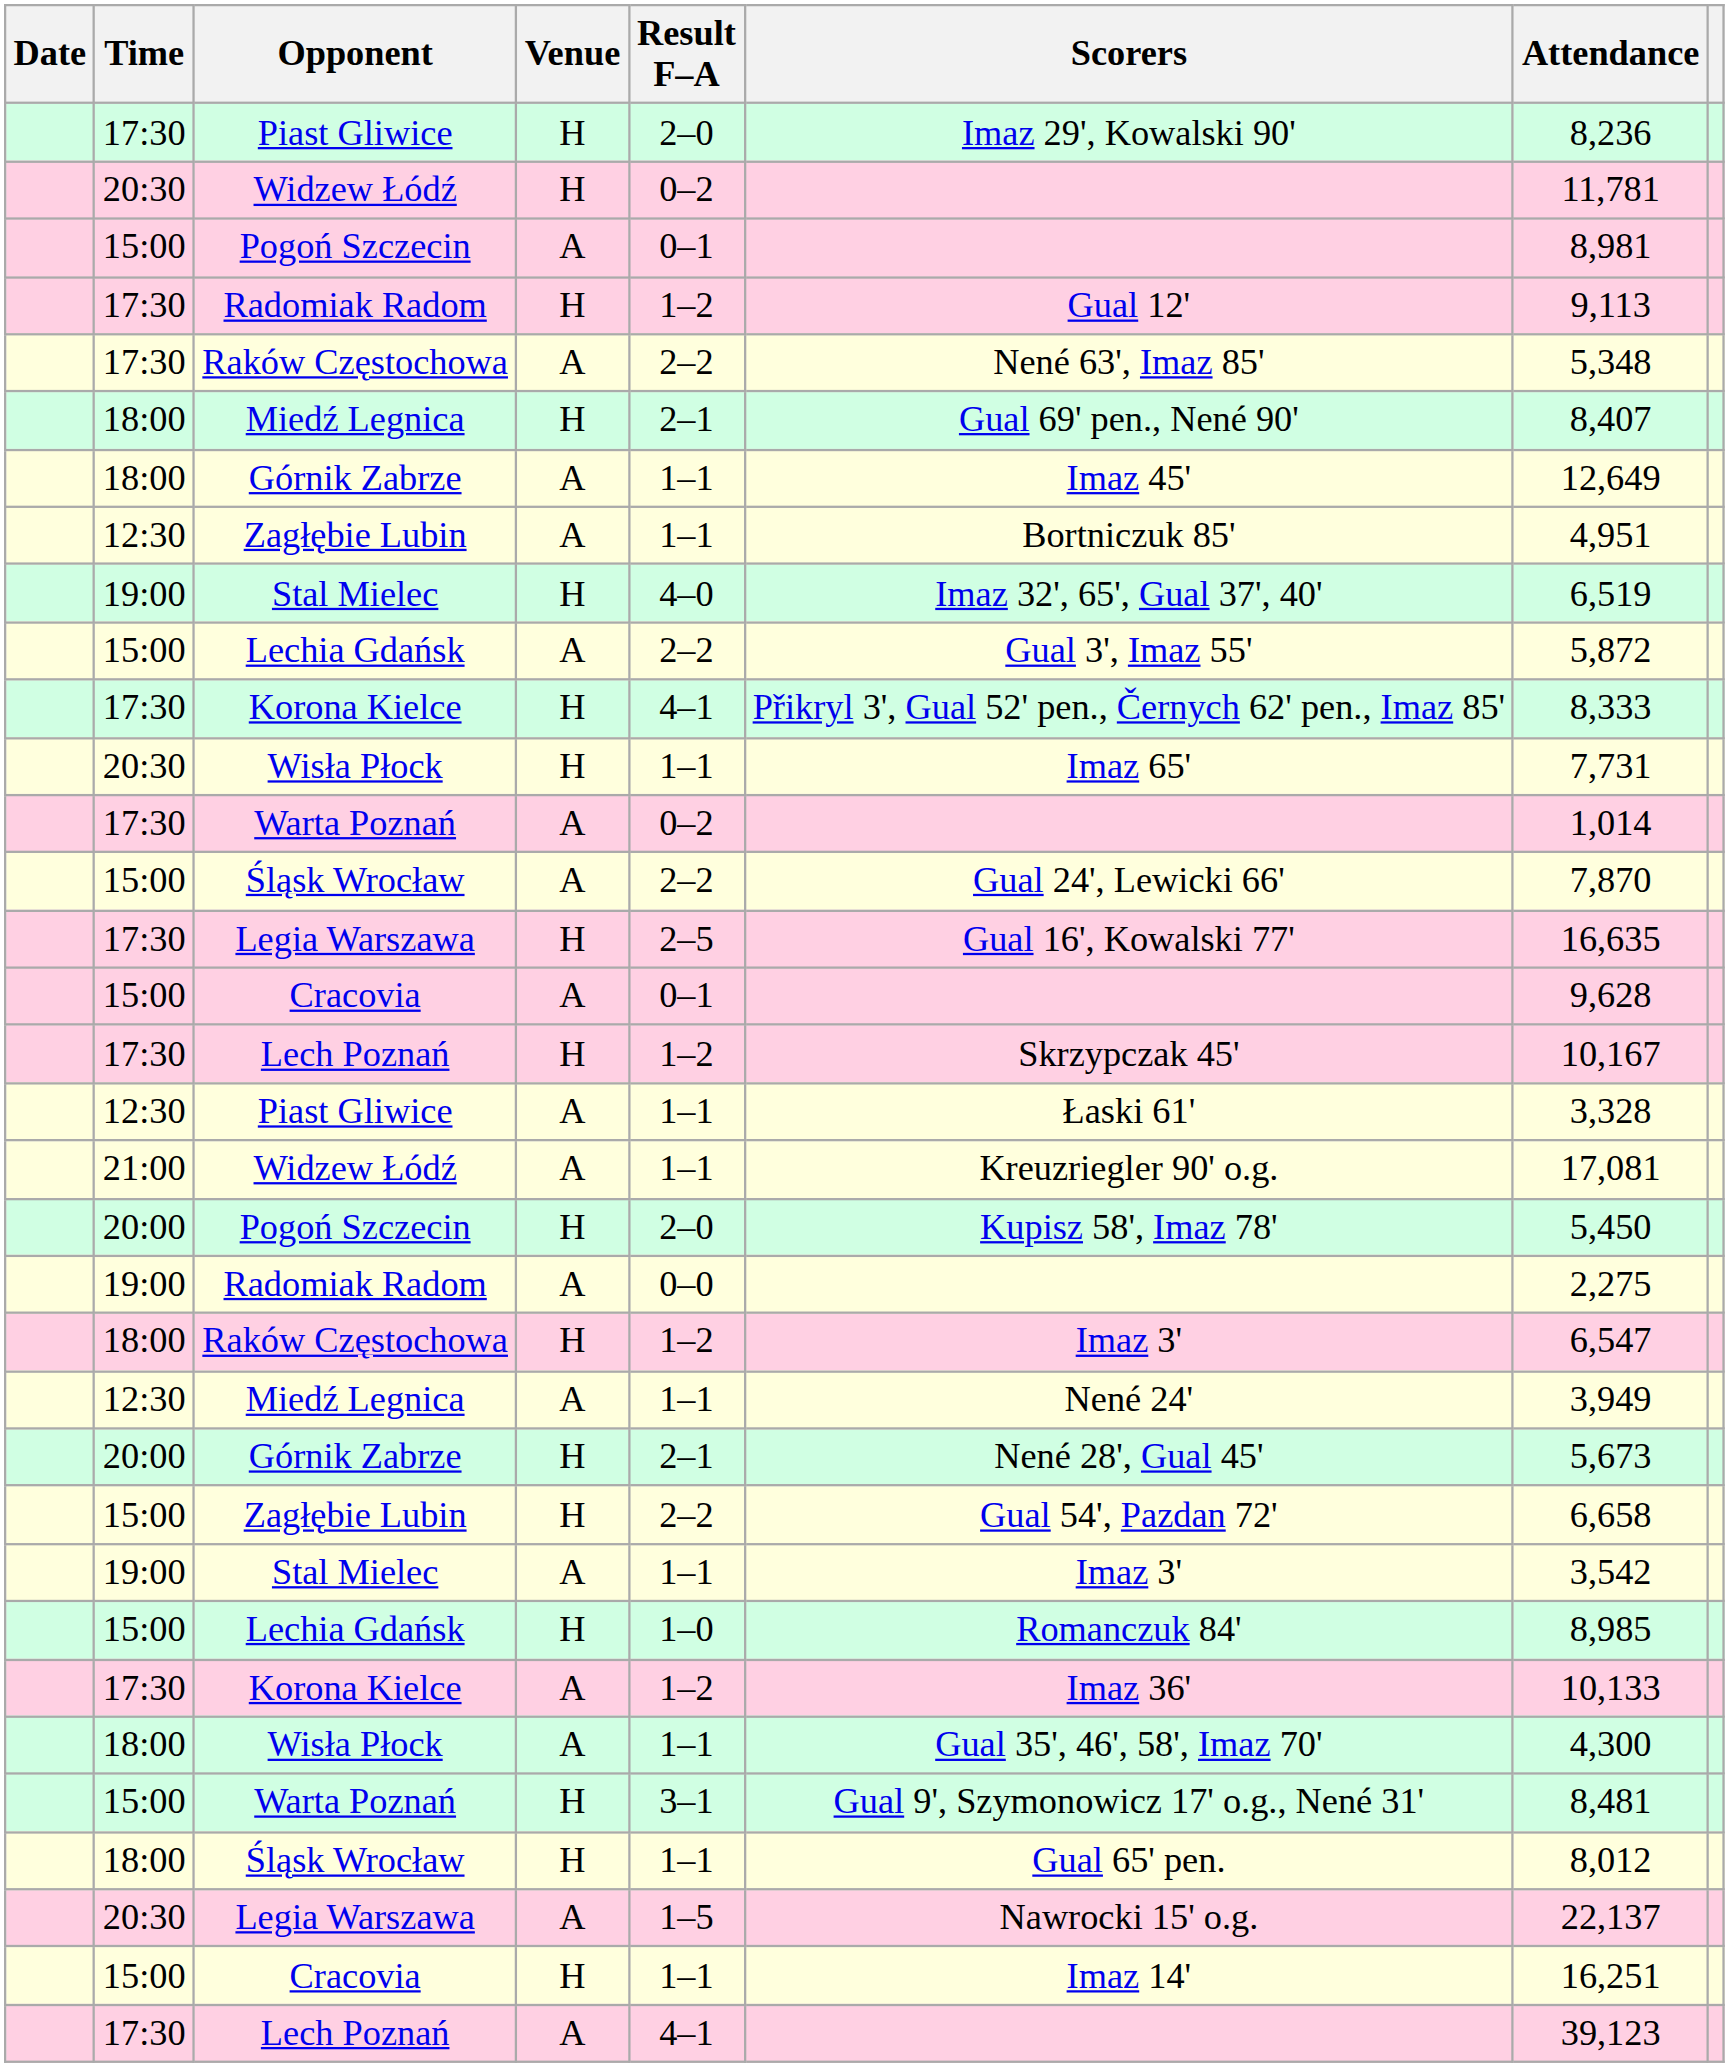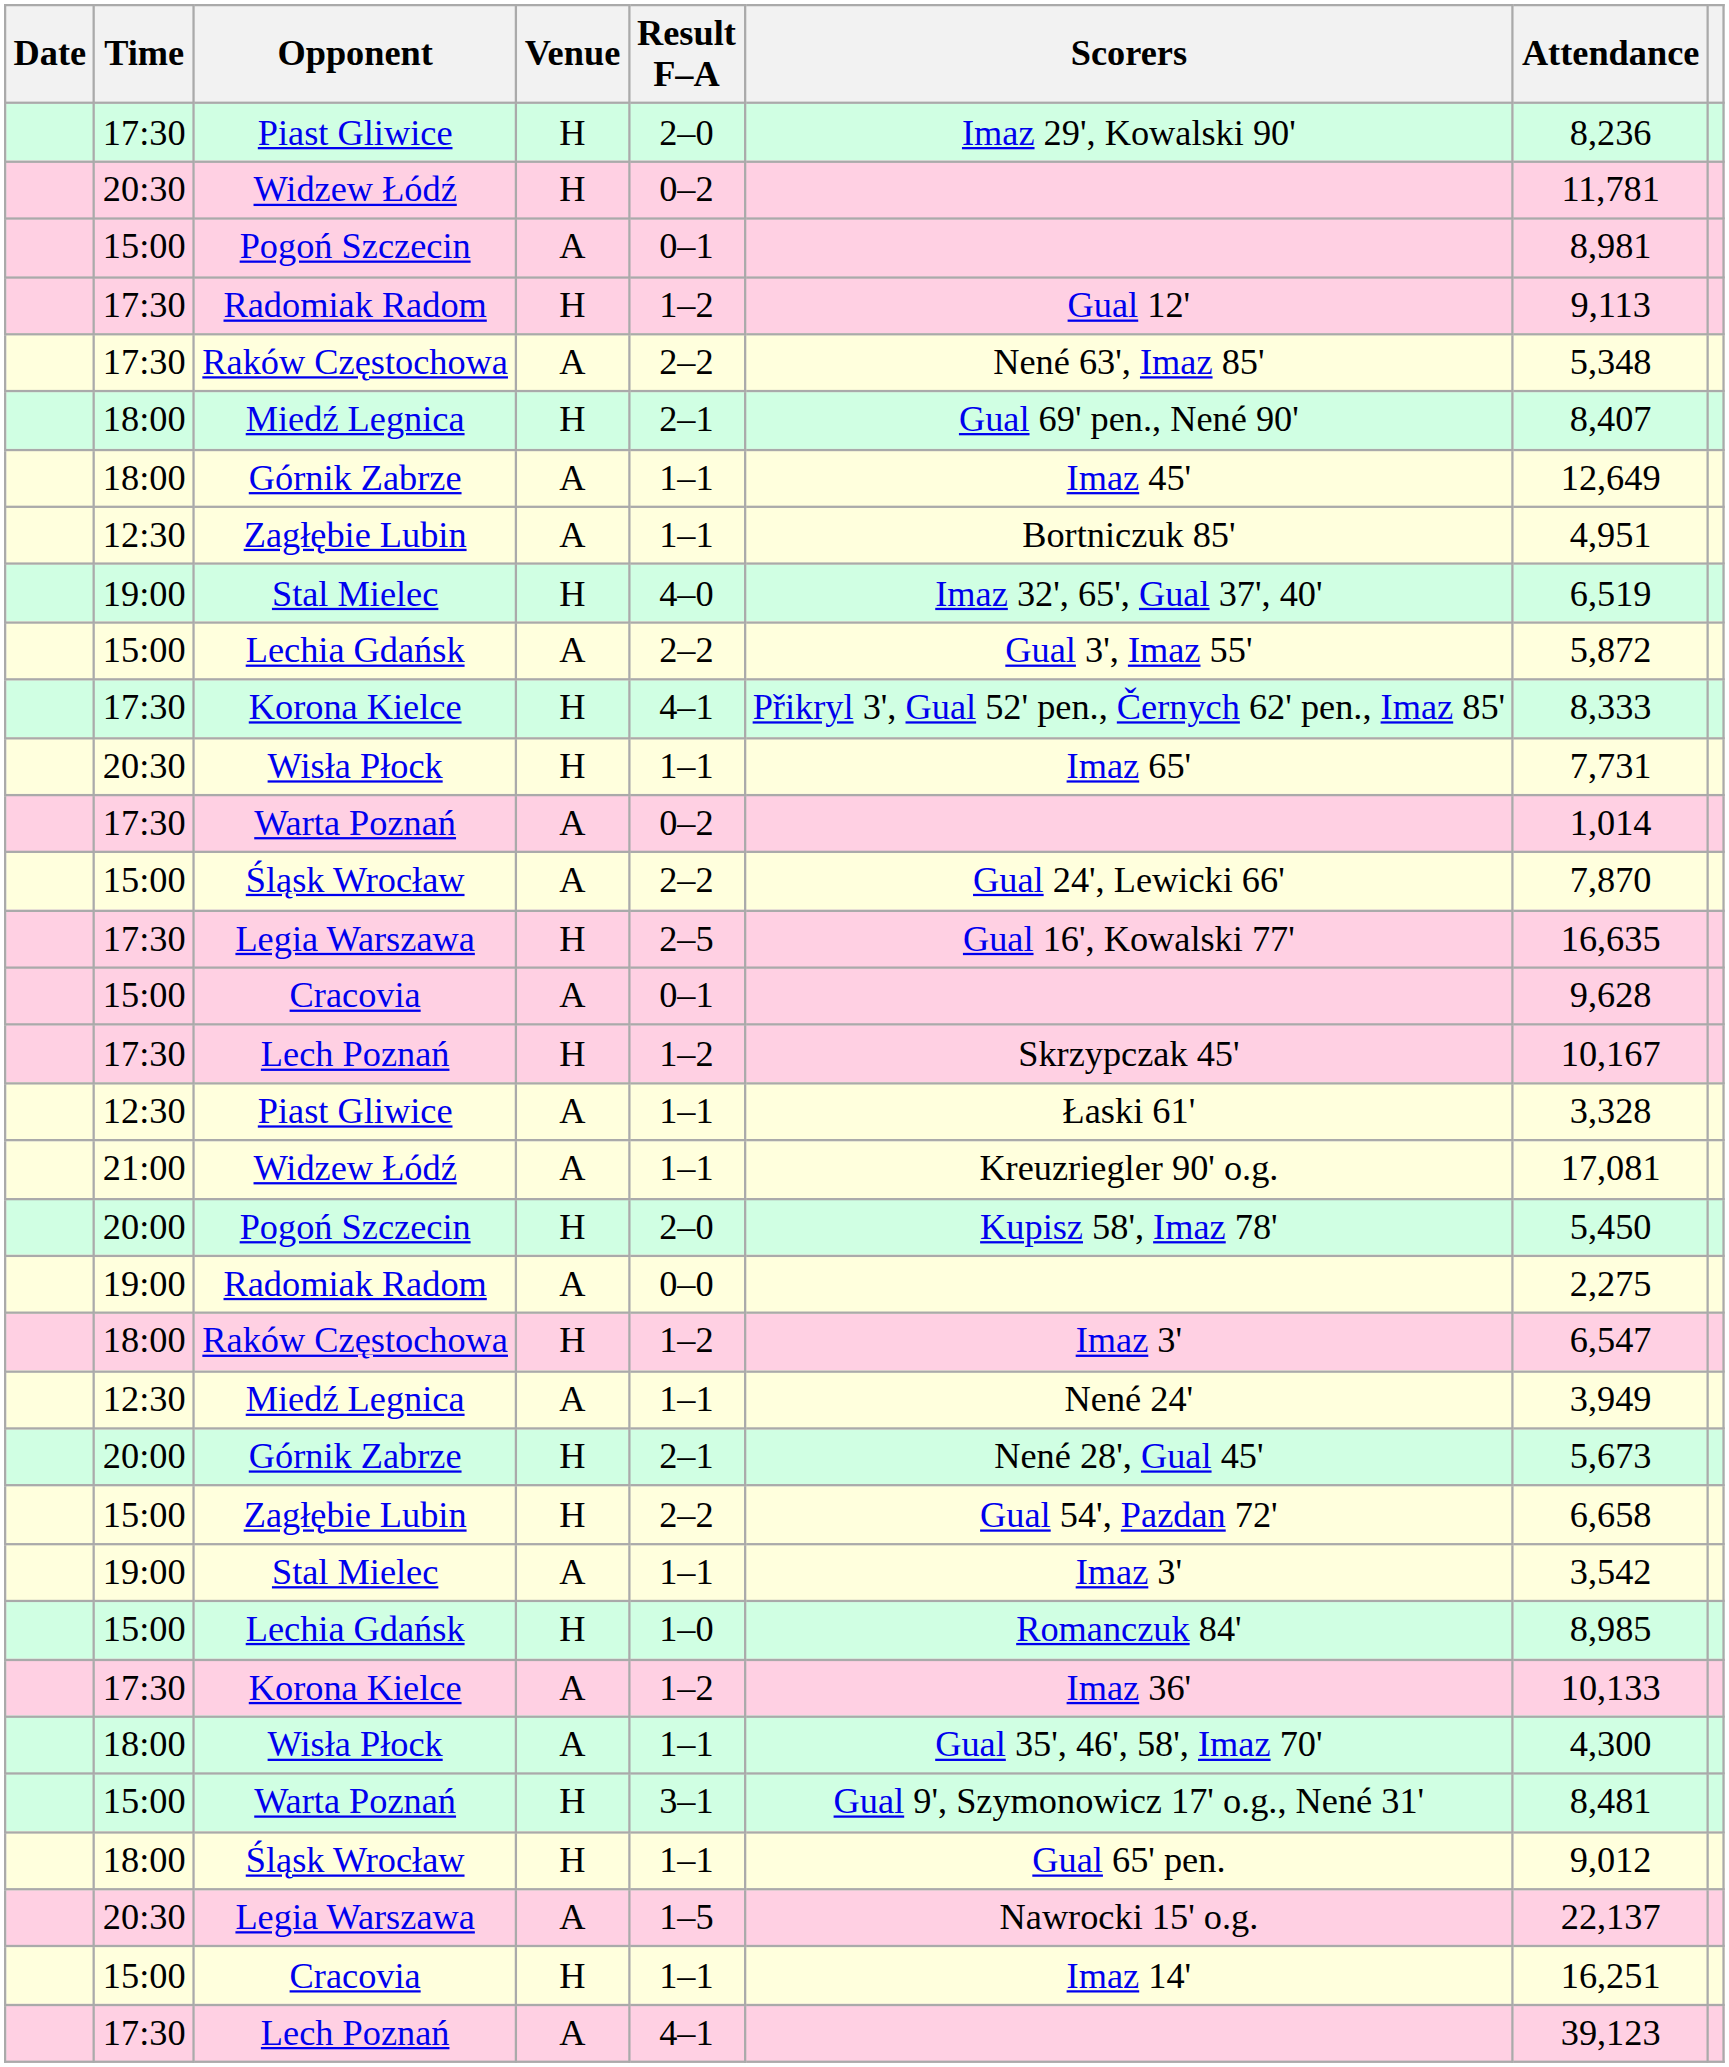(1611, 1859) 8,012 -> (1611, 1859) 9,012
